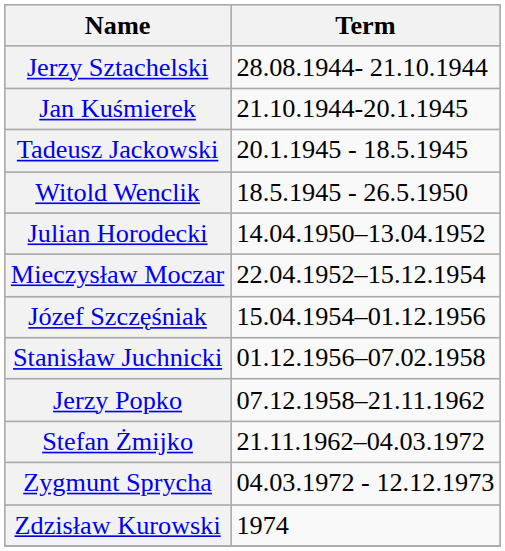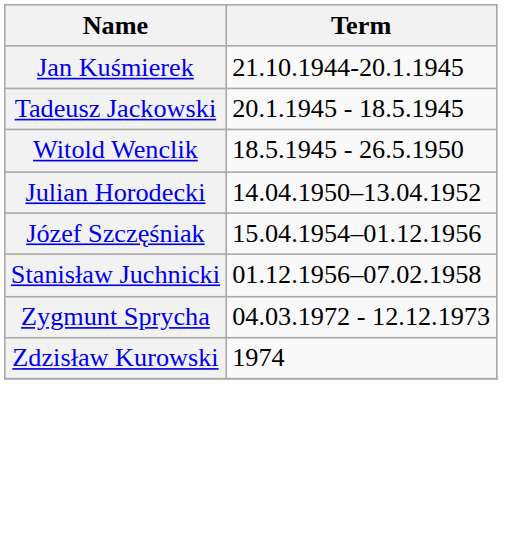- row: (118, 66)
- row: (118, 274)
- row: (118, 399)
- row: (118, 441)
